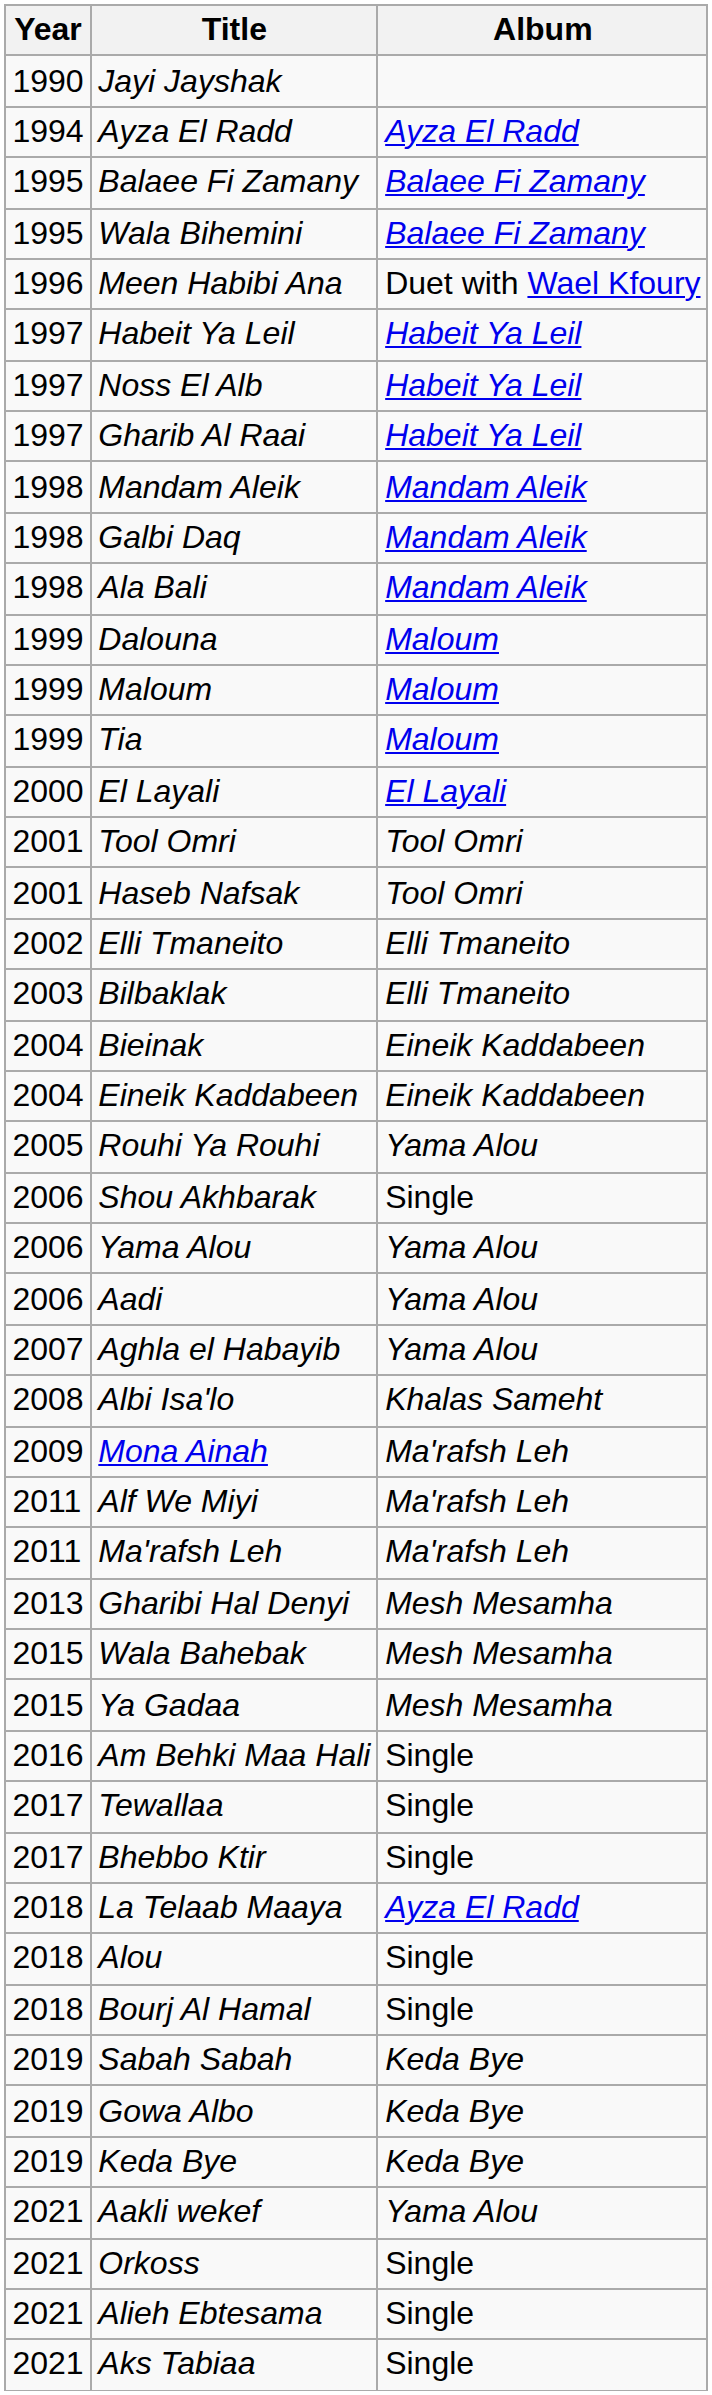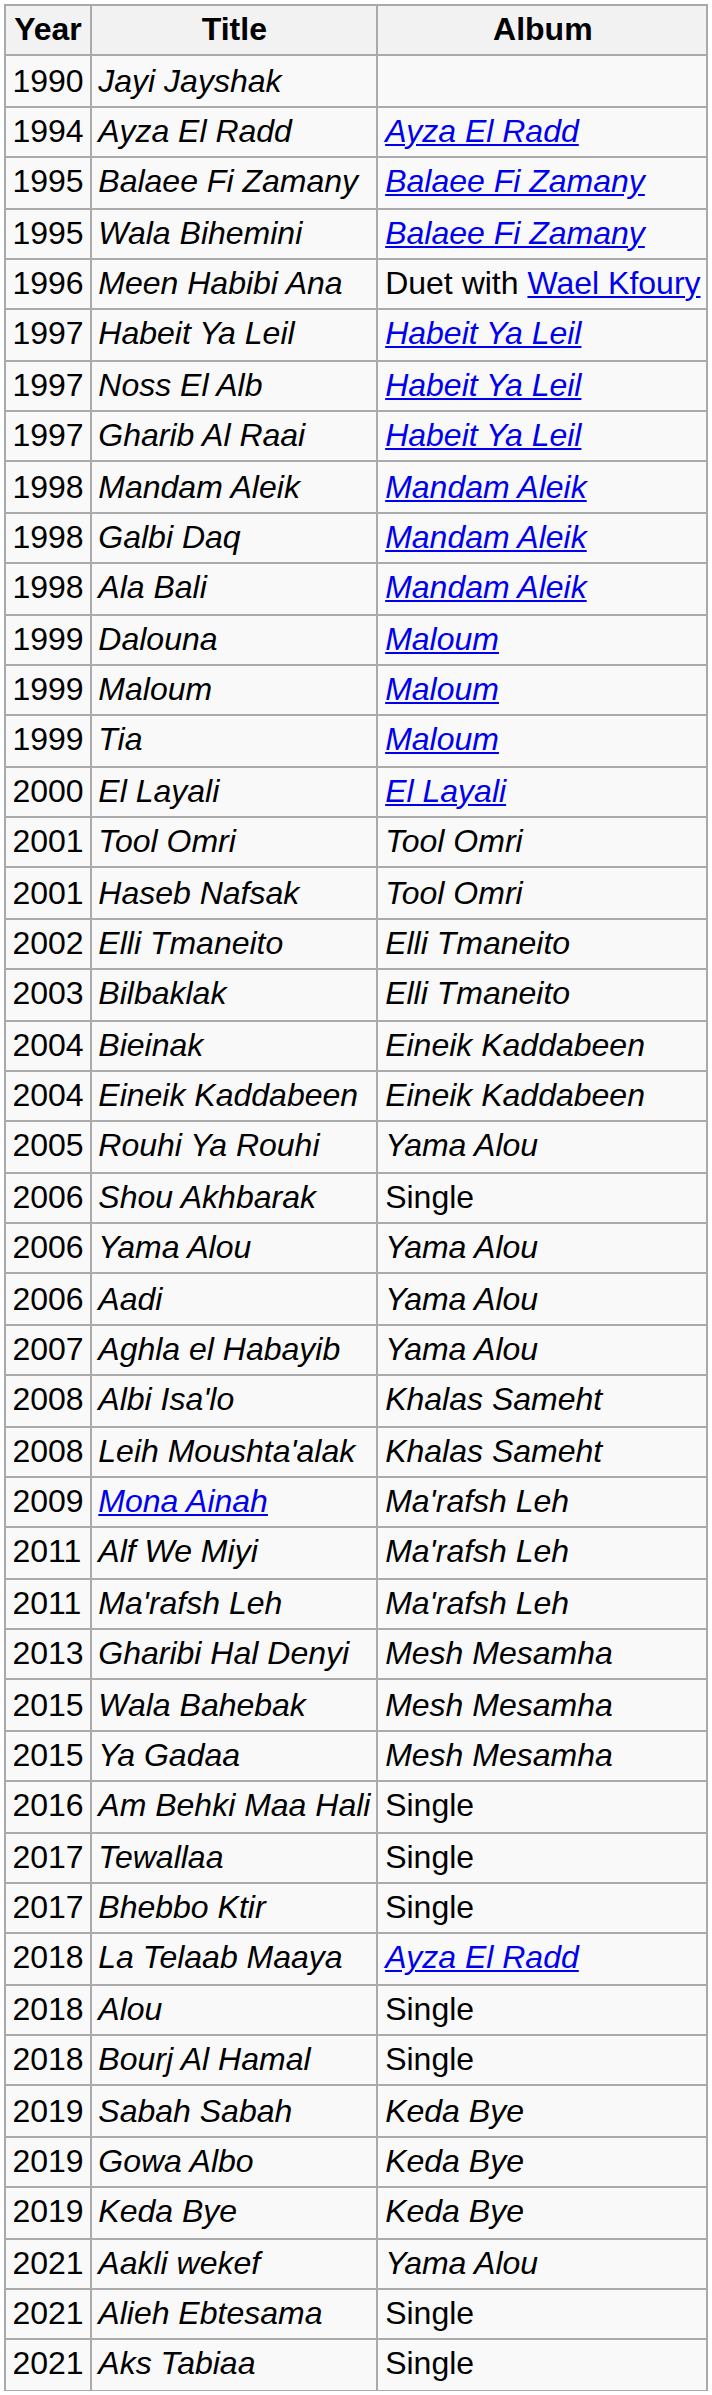+ row: (227, 1450)
- row: (149, 2262)
